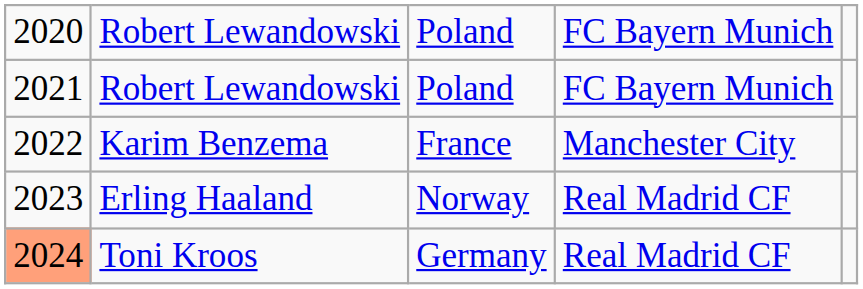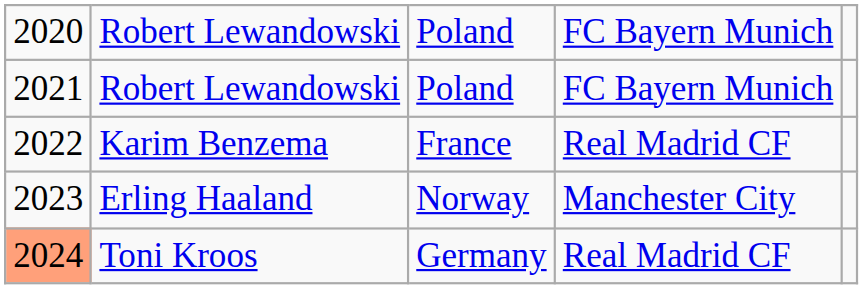(679, 143) Manchester City -> (677, 143) Real Madrid CF
(677, 198) Real Madrid CF -> (679, 198) Manchester City
